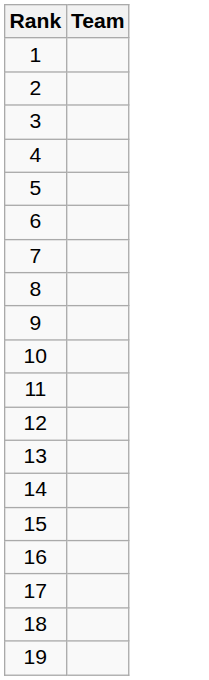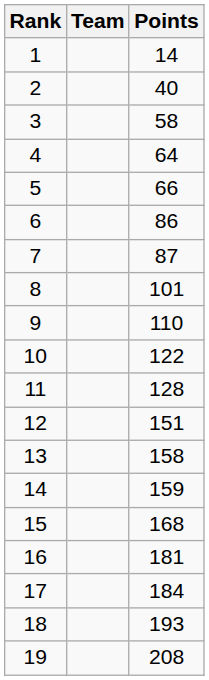+ column: (167, 21)
